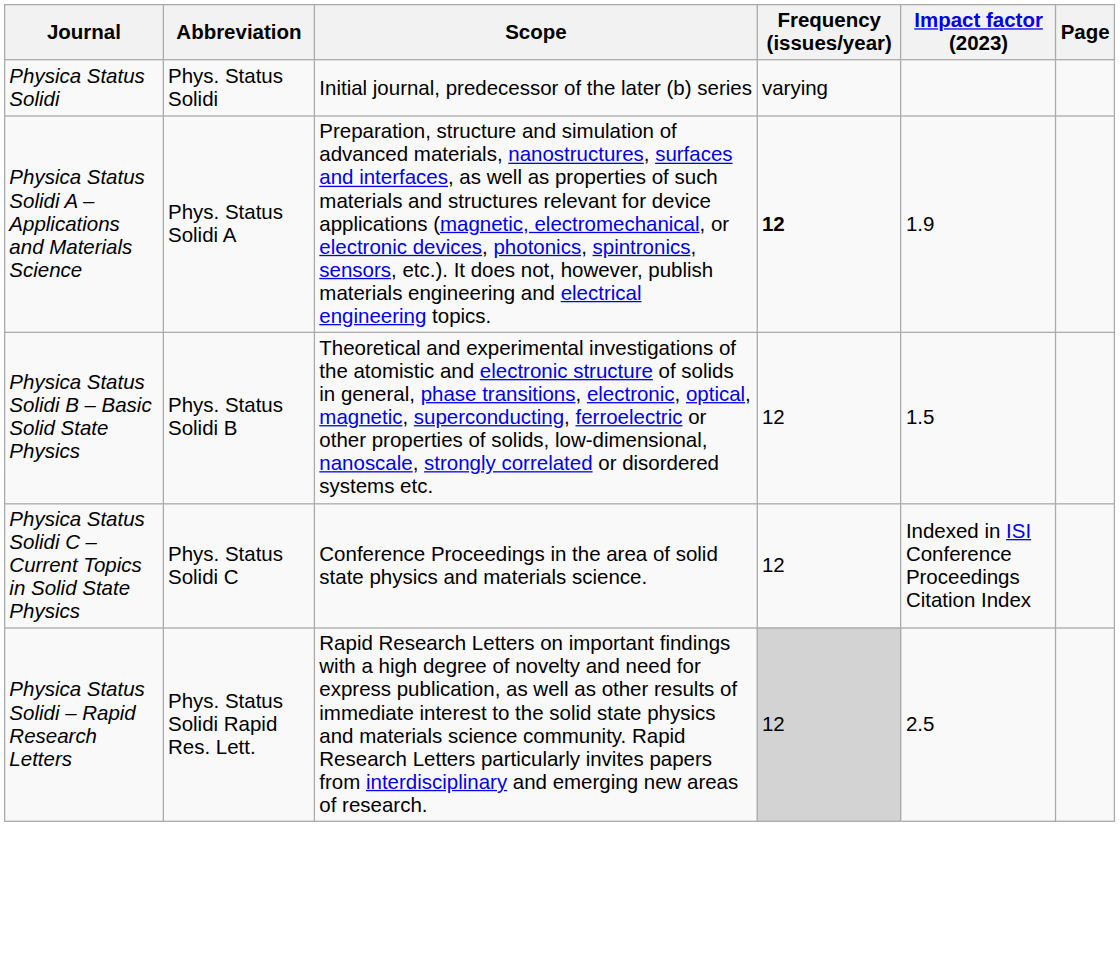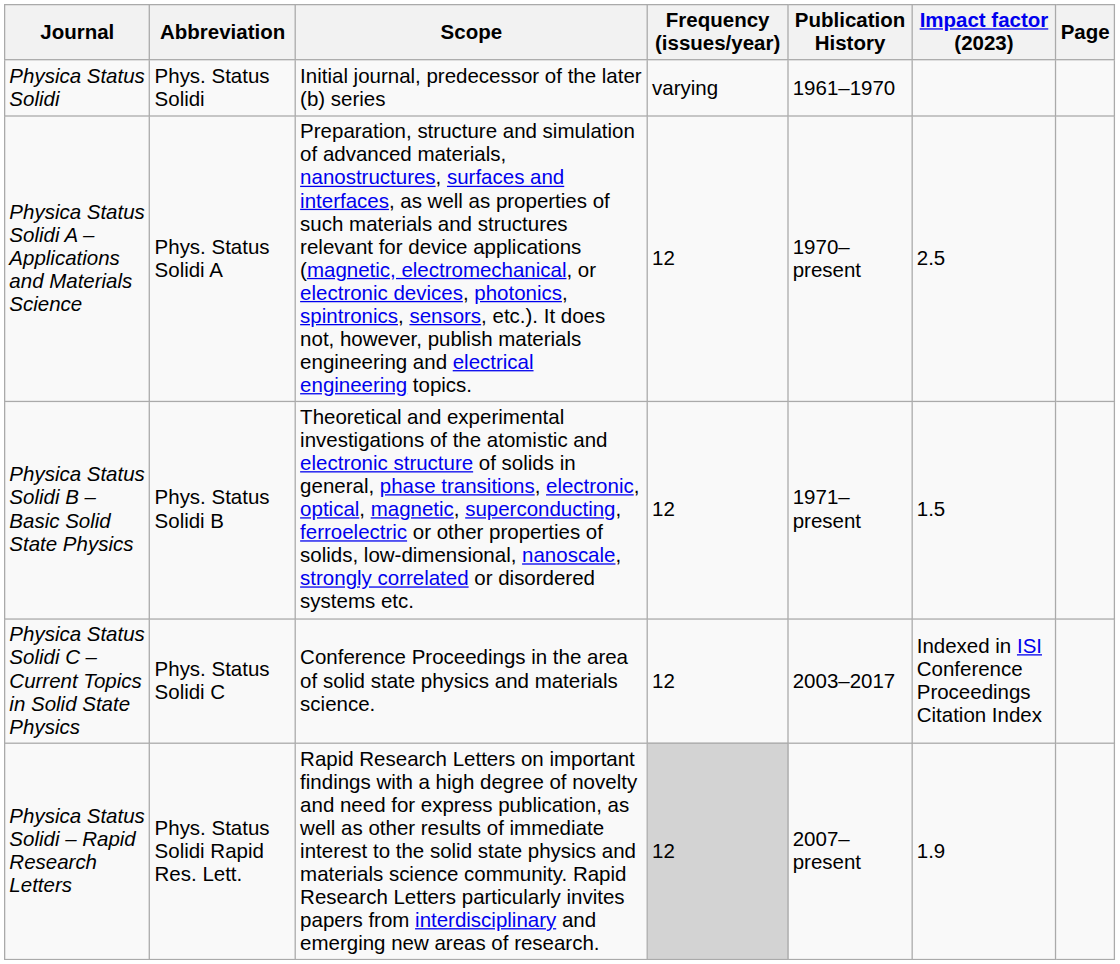+ column: (850, 32)
(773, 223) bold -> (663, 258) normal
(920, 223) 1.9 -> (931, 258) 2.5
(920, 724) 2.5 -> (931, 851) 1.9
